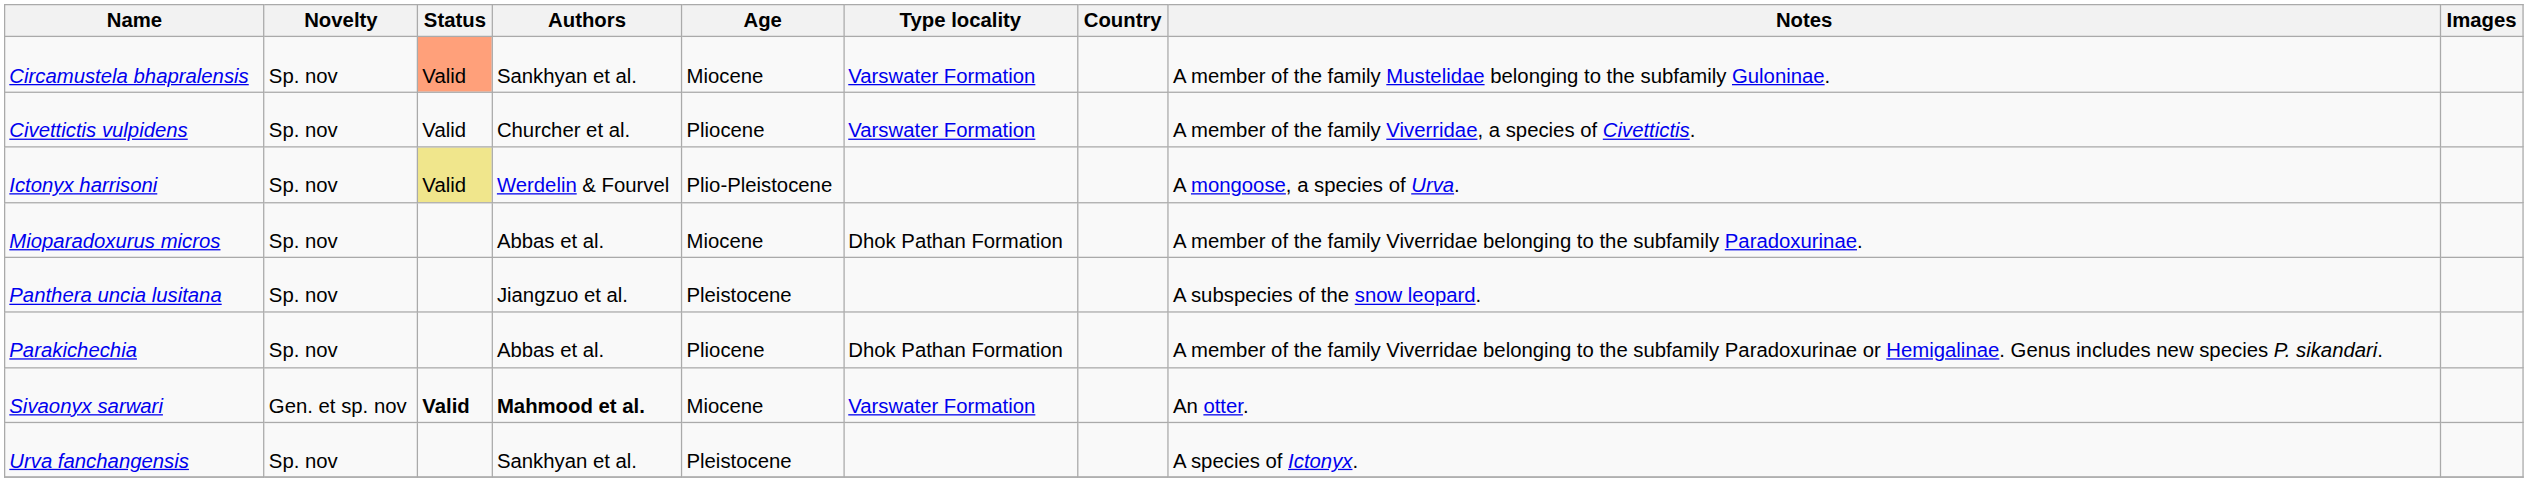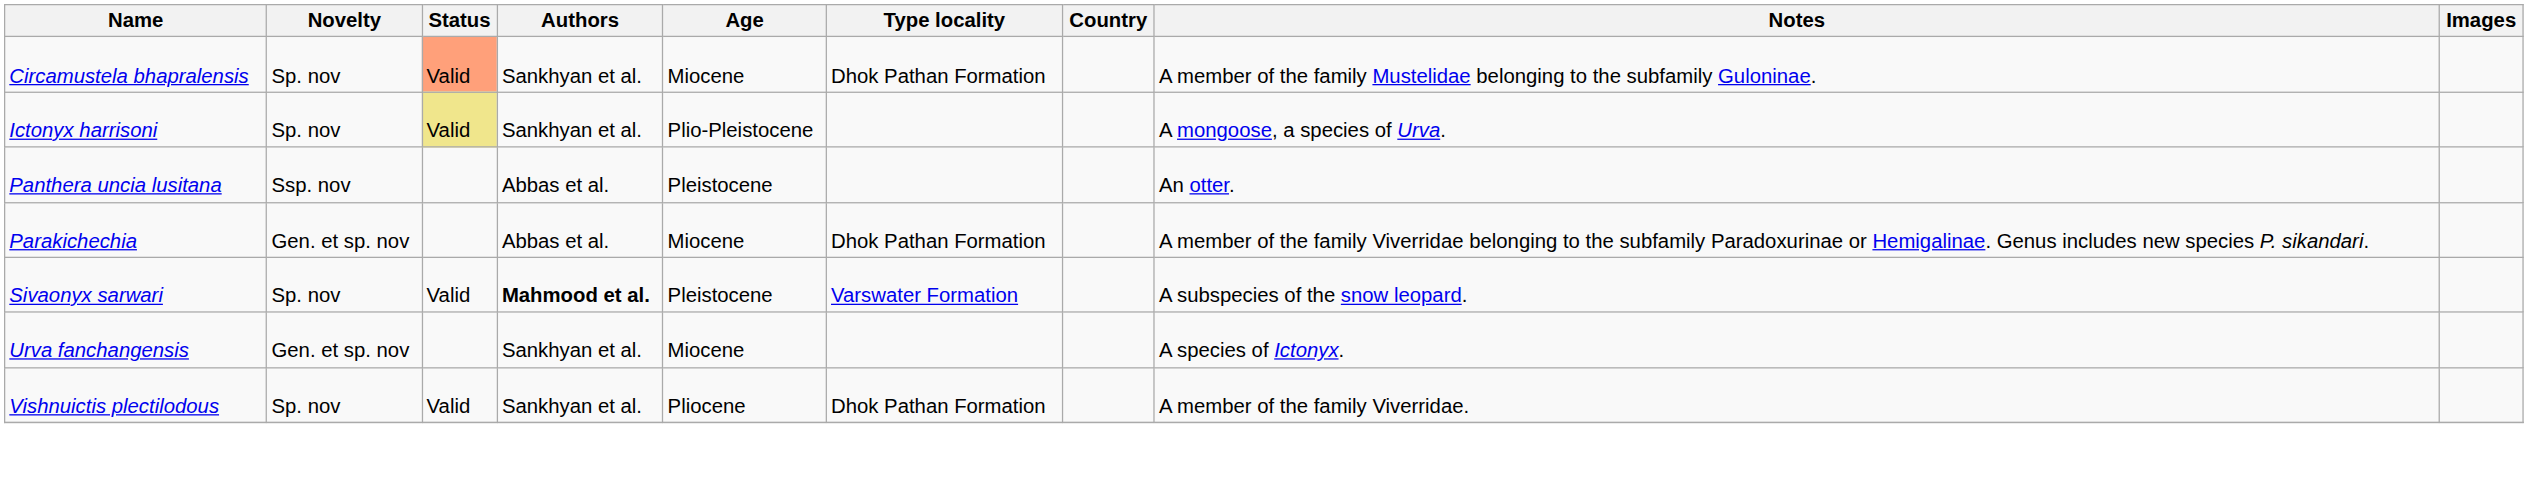(942, 75) Varswater Formation -> (938, 75) Dhok Pathan Formation
- row: (99, 130)
(583, 185) Werdelin & Fourvel -> (572, 130) Sankhyan et al.
- row: (115, 240)
(303, 296) Sp. nov -> (311, 185) Ssp. nov
(562, 296) Jiangzuo et al. -> (556, 185) Abbas et al.
(1327, 296) A subspecies of the snow leopard. -> (1197, 185) An otter.
(303, 351) Sp. nov -> (340, 240) Gen. et sp. nov
(725, 351) Pliocene -> (706, 240) Miocene
(338, 406) Gen. et sp. nov -> (306, 296) Sp. nov
(446, 406) bold -> (448, 296) normal
(725, 406) Miocene -> (720, 296) Pleistocene
(1211, 406) An otter. -> (1313, 296) A subspecies of the snow leopard.
(303, 461) Sp. nov -> (340, 351) Gen. et sp. nov
(739, 461) Pleistocene -> (706, 351) Miocene
+ row: (114, 406)
